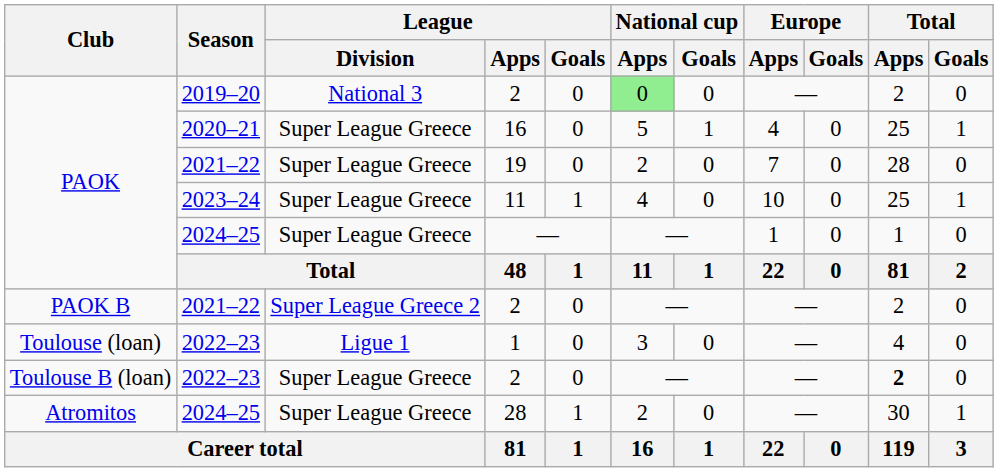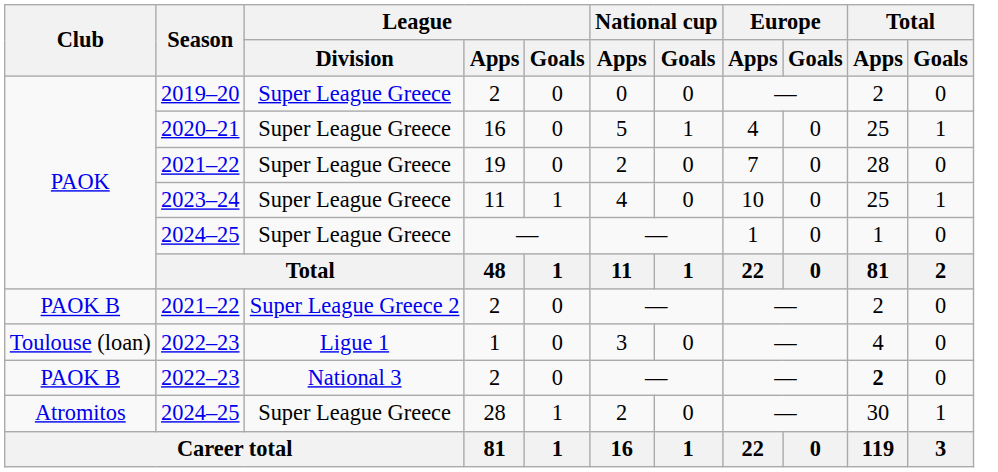(375, 93) National 3 -> (355, 93) Super League Greece
(642, 93) lightgreen background -> (622, 93) no background
(91, 377) Toulouse B (loan) -> (80, 377) PAOK B
(375, 377) Super League Greece -> (355, 377) National 3
